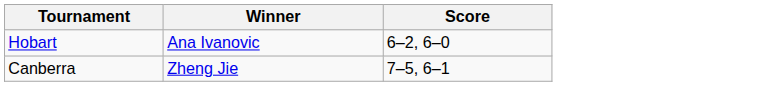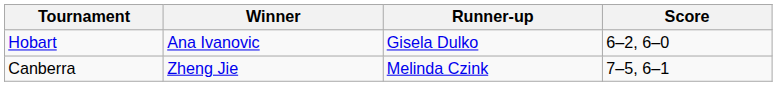+ column: (493, 17)
